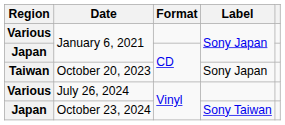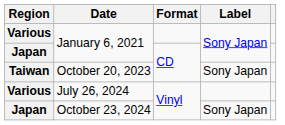(237, 110) Sony Taiwan -> (235, 110) Sony Japan
